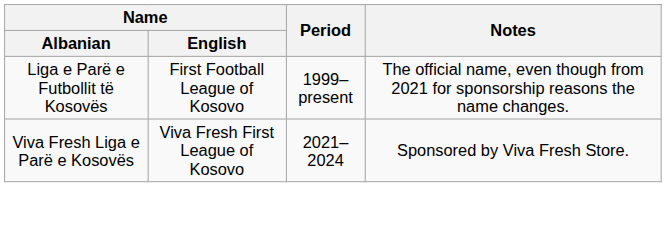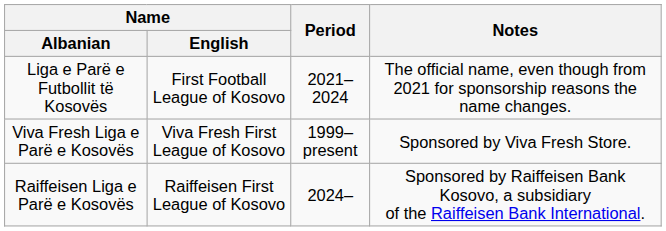(326, 88) 1999–present -> (330, 88) 2021–2024
(326, 151) 2021–2024 -> (330, 142) 1999–present
+ row: (76, 195)
